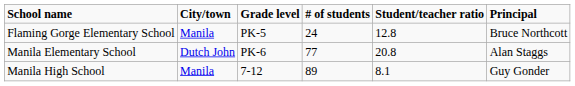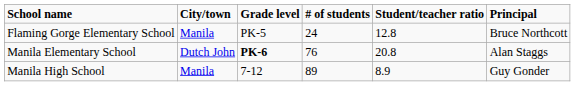(253, 52) normal -> (254, 52) bold
(311, 52) 77 -> (311, 52) 76
(383, 71) 8.1 -> (383, 71) 8.9
